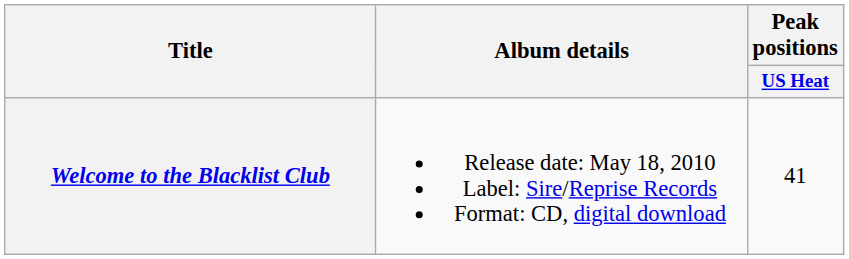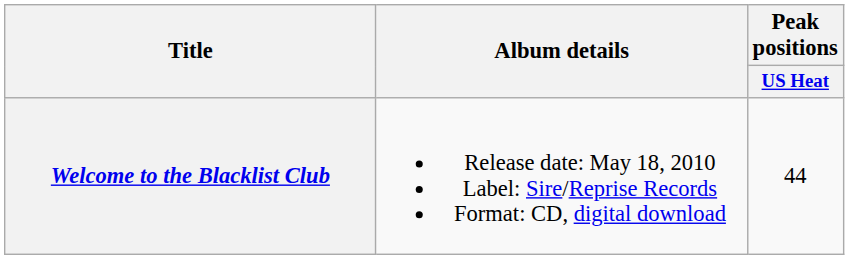(795, 175) 41 -> (795, 175) 44
